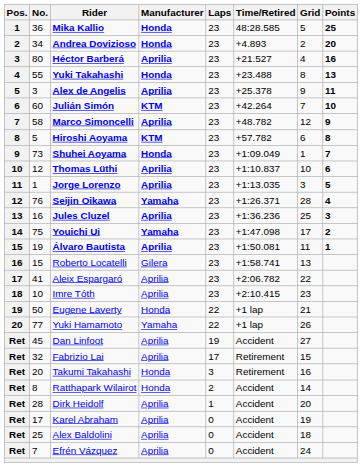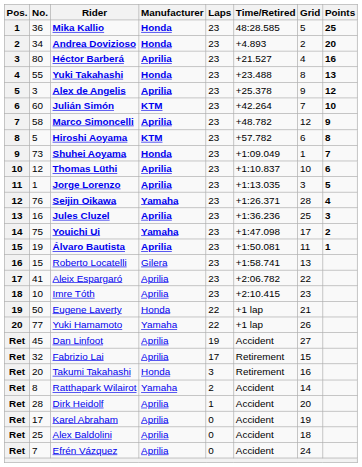(330, 91) 11 -> (330, 91) 12
(156, 388) Honda -> (159, 388) Yamaha
